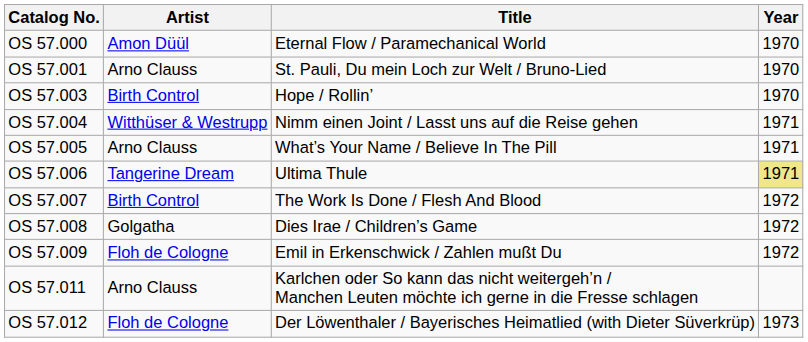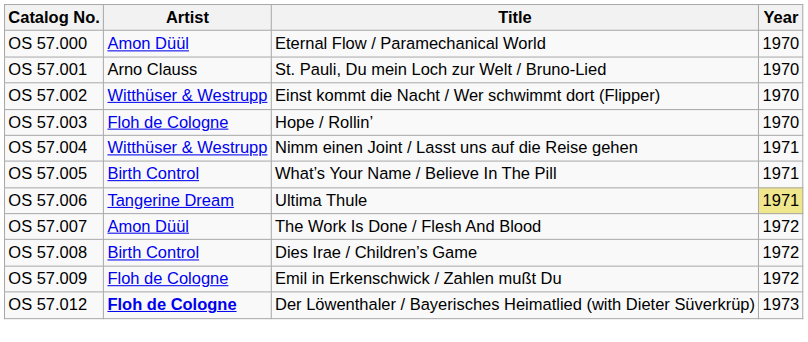+ row: (48, 95)
(153, 95) Birth Control -> (168, 122) Floh de Cologne
(152, 148) Arno Clauss -> (153, 174) Birth Control
(153, 200) Birth Control -> (148, 226) Amon Düül
(141, 226) Golgatha -> (153, 252) Birth Control
- row: (47, 288)
(168, 323) normal -> (172, 305) bold
